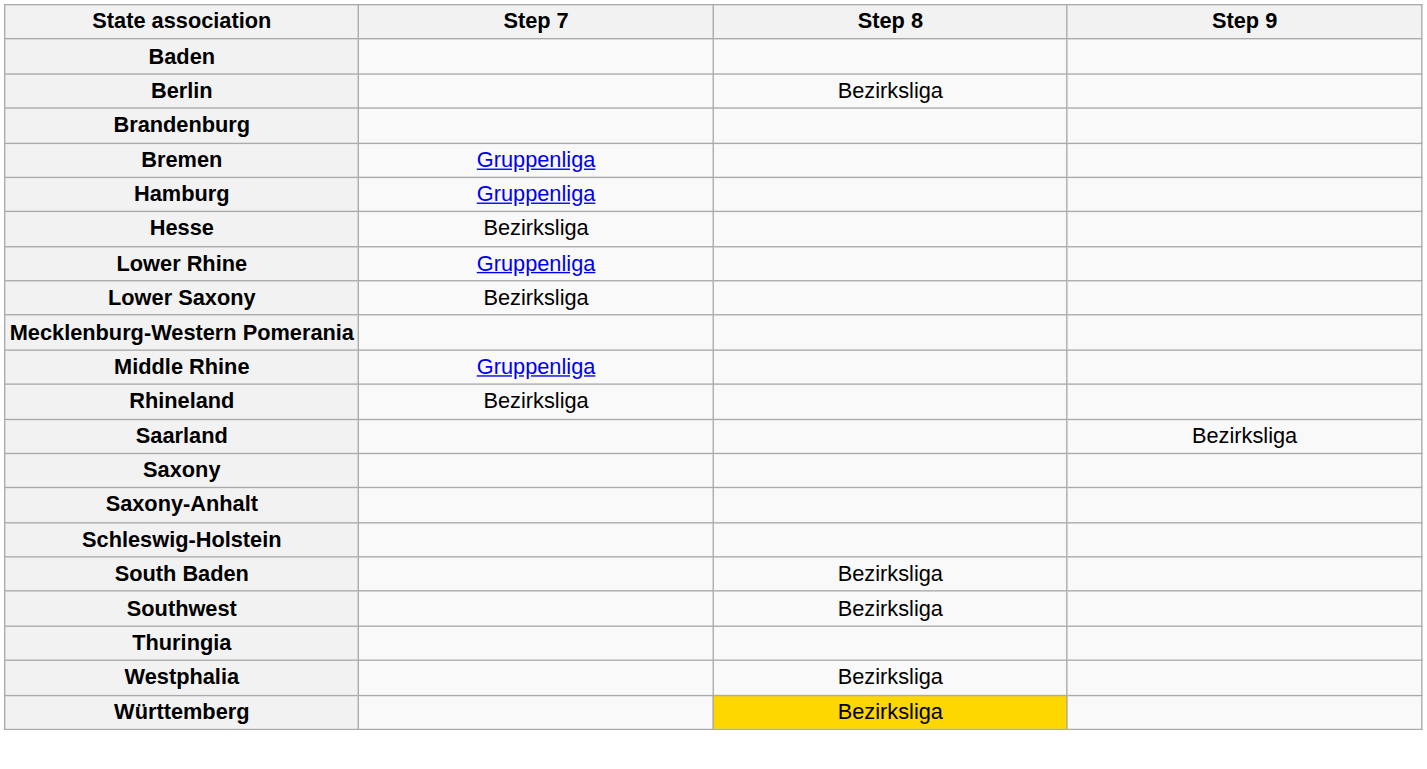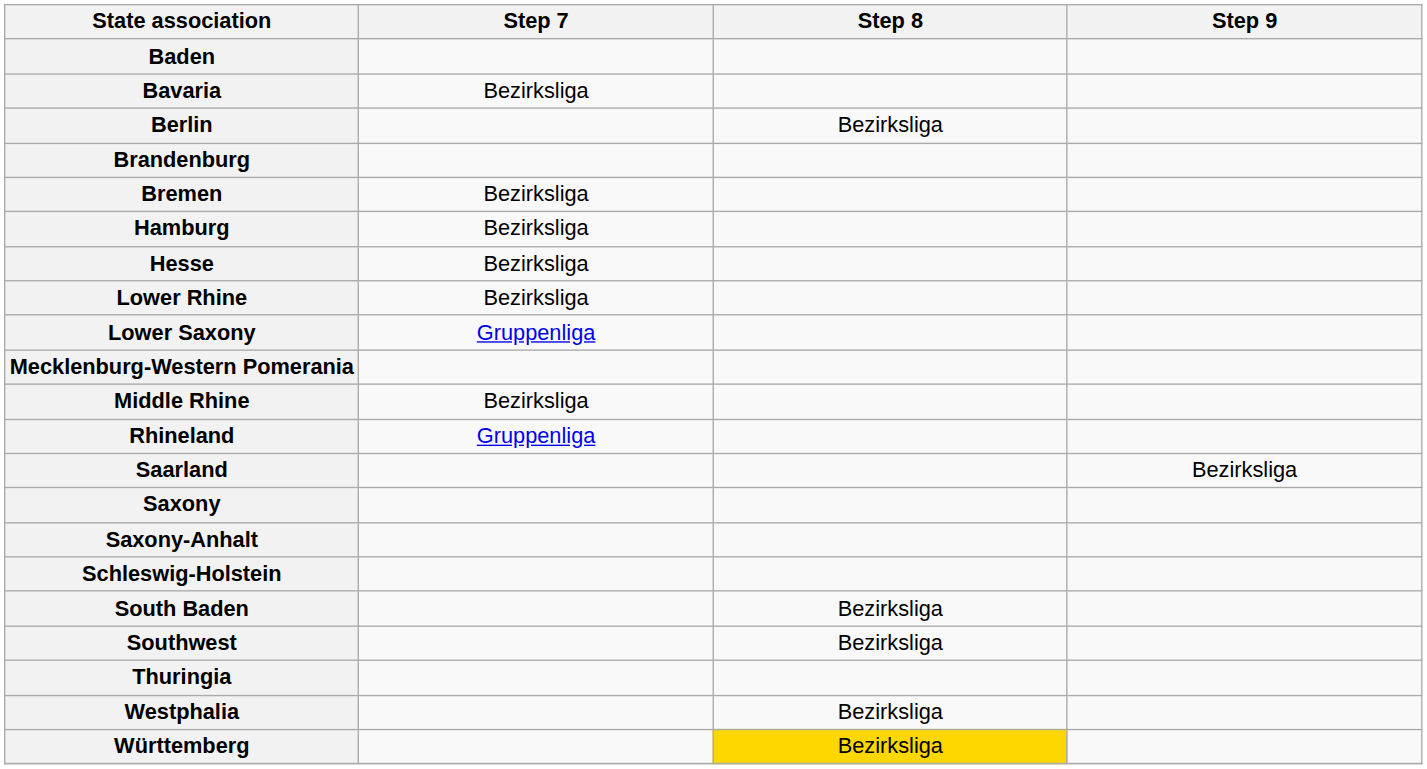+ row: (182, 90)
(536, 159) Gruppenliga -> (536, 194) Bezirksliga
(536, 194) Gruppenliga -> (536, 228) Bezirksliga
(536, 263) Gruppenliga -> (536, 297) Bezirksliga
(536, 297) Bezirksliga -> (536, 332) Gruppenliga
(536, 366) Gruppenliga -> (536, 401) Bezirksliga
(536, 401) Bezirksliga -> (536, 435) Gruppenliga
